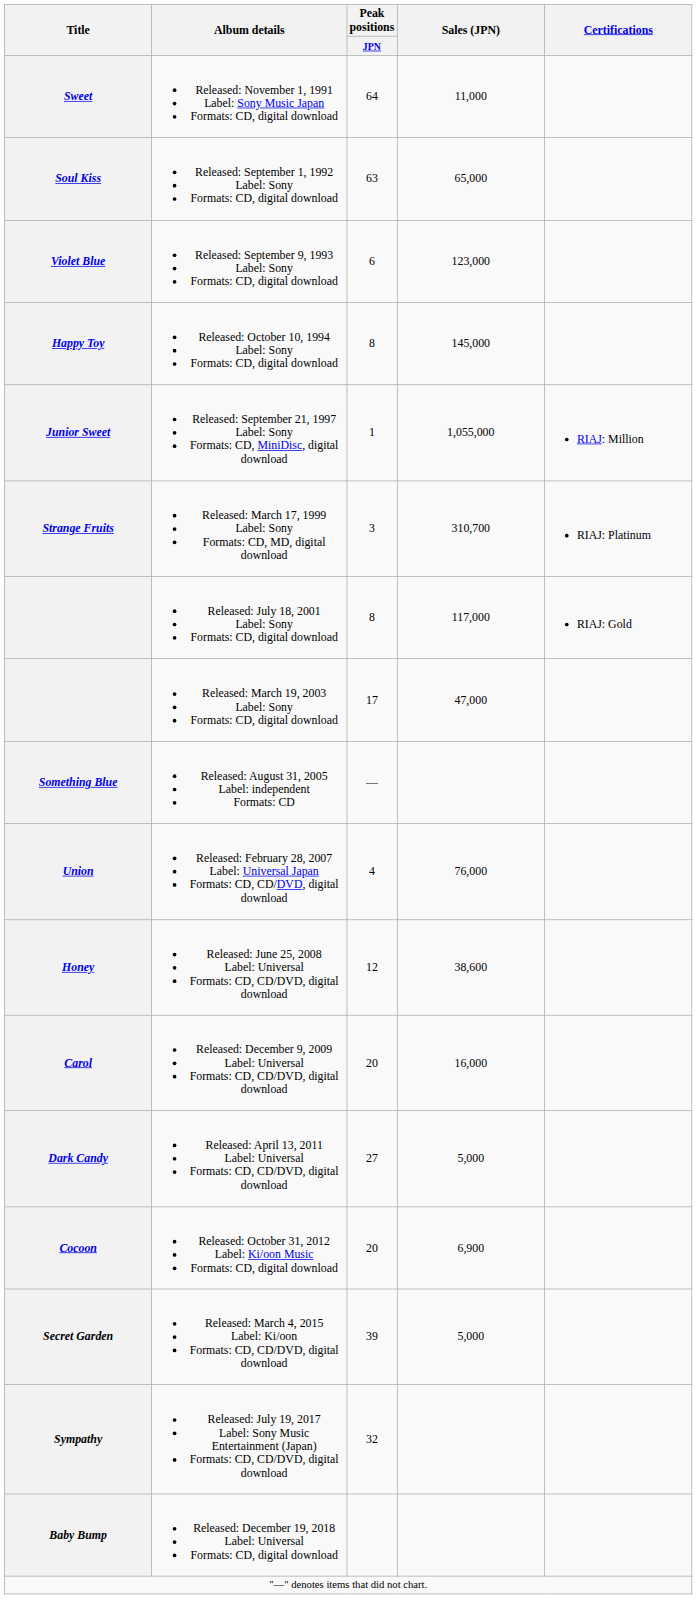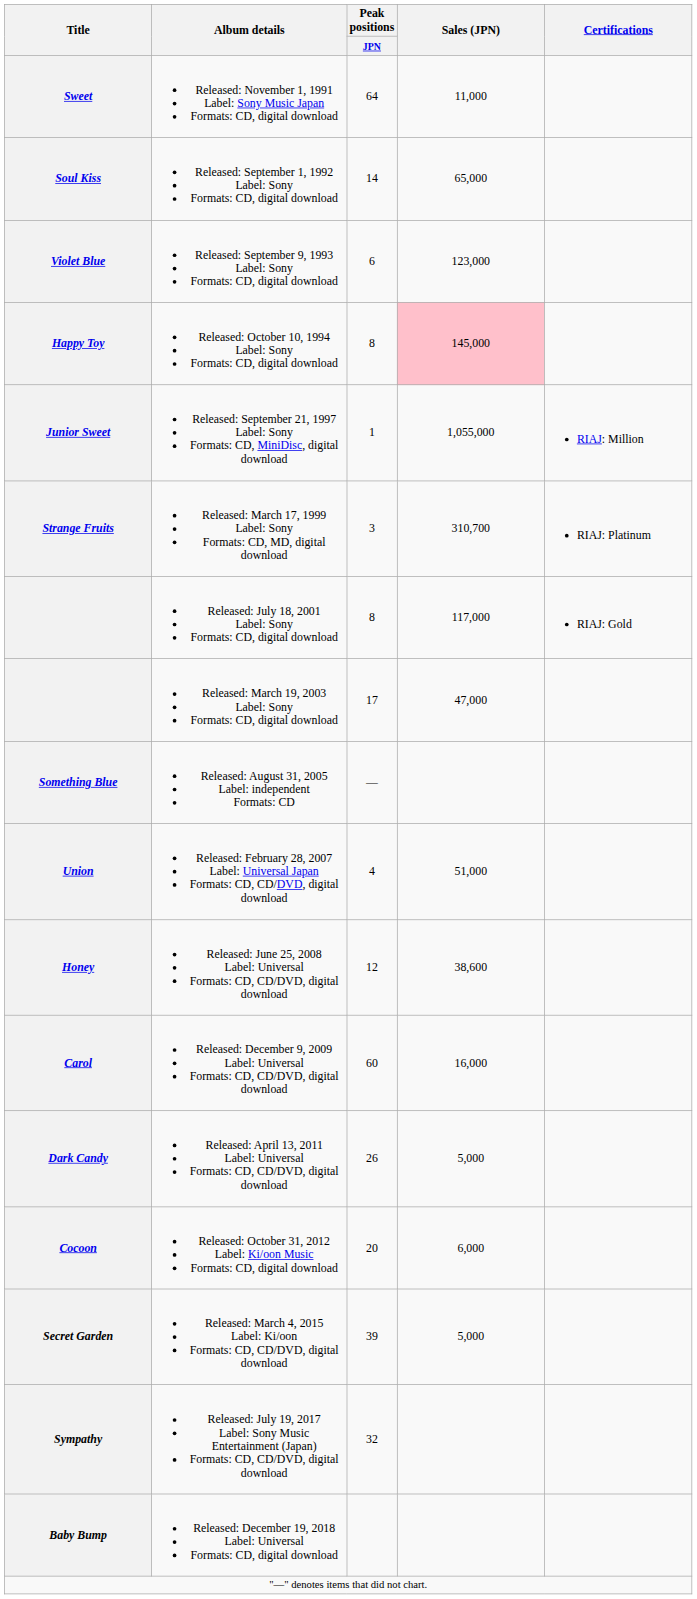(372, 179) 63 -> (372, 179) 14
(471, 343) no background -> (471, 343) pink background
(471, 871) 76,000 -> (471, 871) 51,000
(372, 1063) 20 -> (372, 1063) 60
(372, 1158) 27 -> (372, 1158) 26
(471, 1247) 6,900 -> (471, 1247) 6,000
